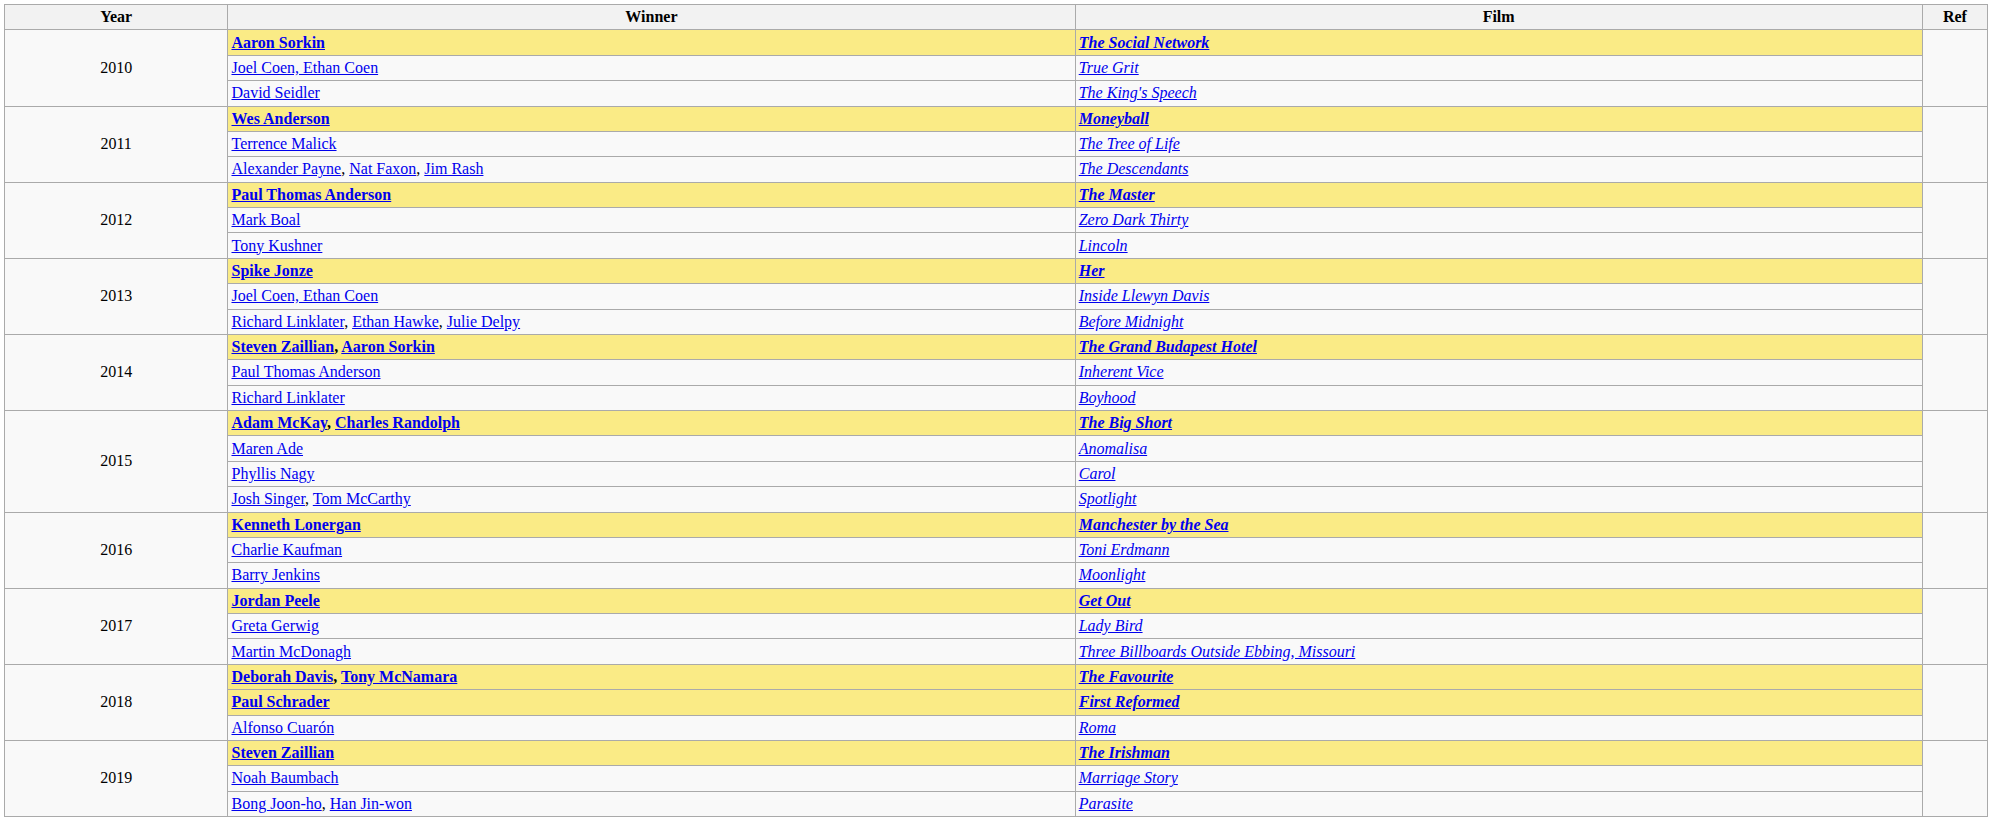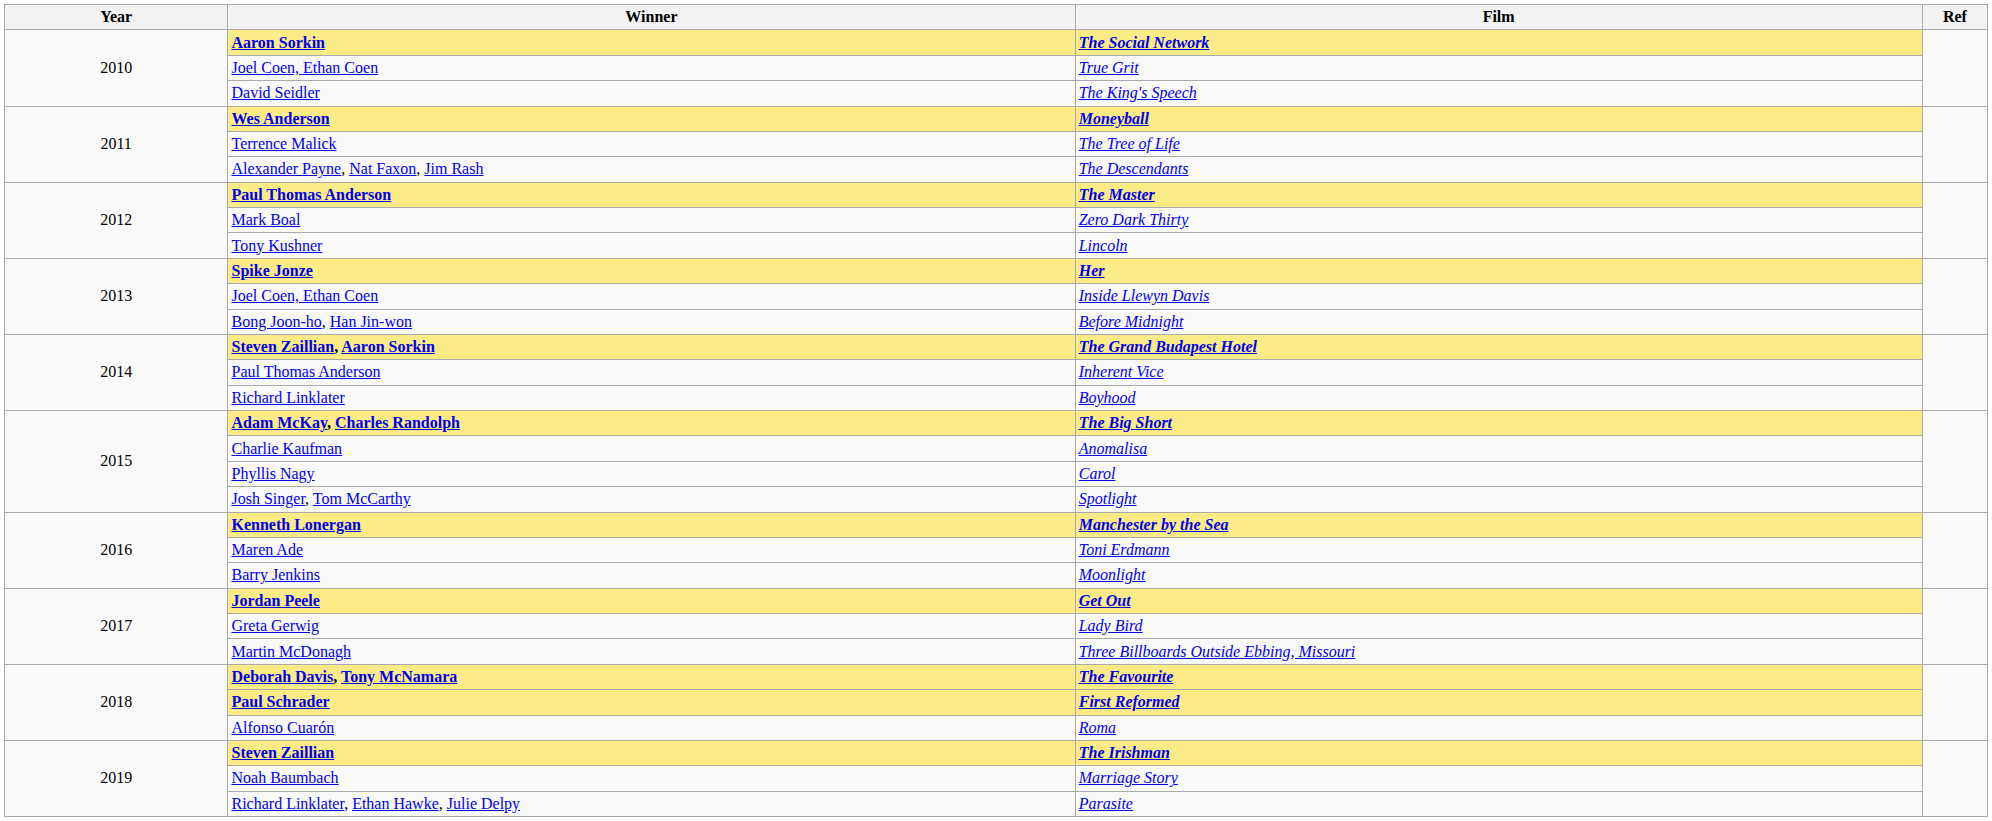(376, 321) Richard Linklater, Ethan Hawke, Julie Delpy -> (322, 321) Bong Joon-ho, Han Jin-won
(267, 448) Maren Ade -> (287, 448) Charlie Kaufman
(287, 550) Charlie Kaufman -> (267, 550) Maren Ade
(322, 803) Bong Joon-ho, Han Jin-won -> (376, 803) Richard Linklater, Ethan Hawke, Julie Delpy
